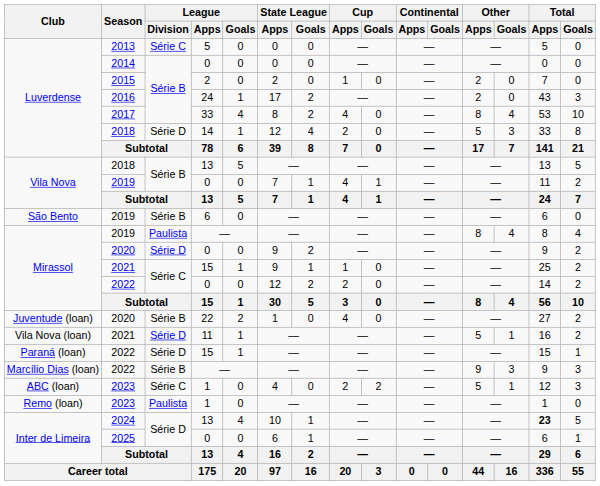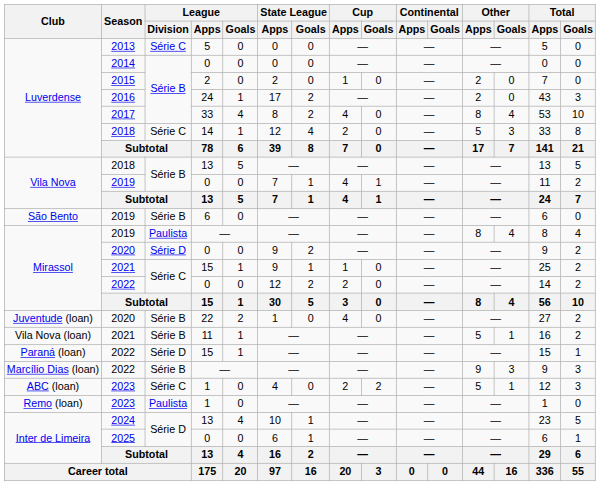(168, 132) Série D -> (168, 132) Série C
(168, 336) Série D -> (168, 336) Série B
(545, 421) bold -> (545, 421) normal
